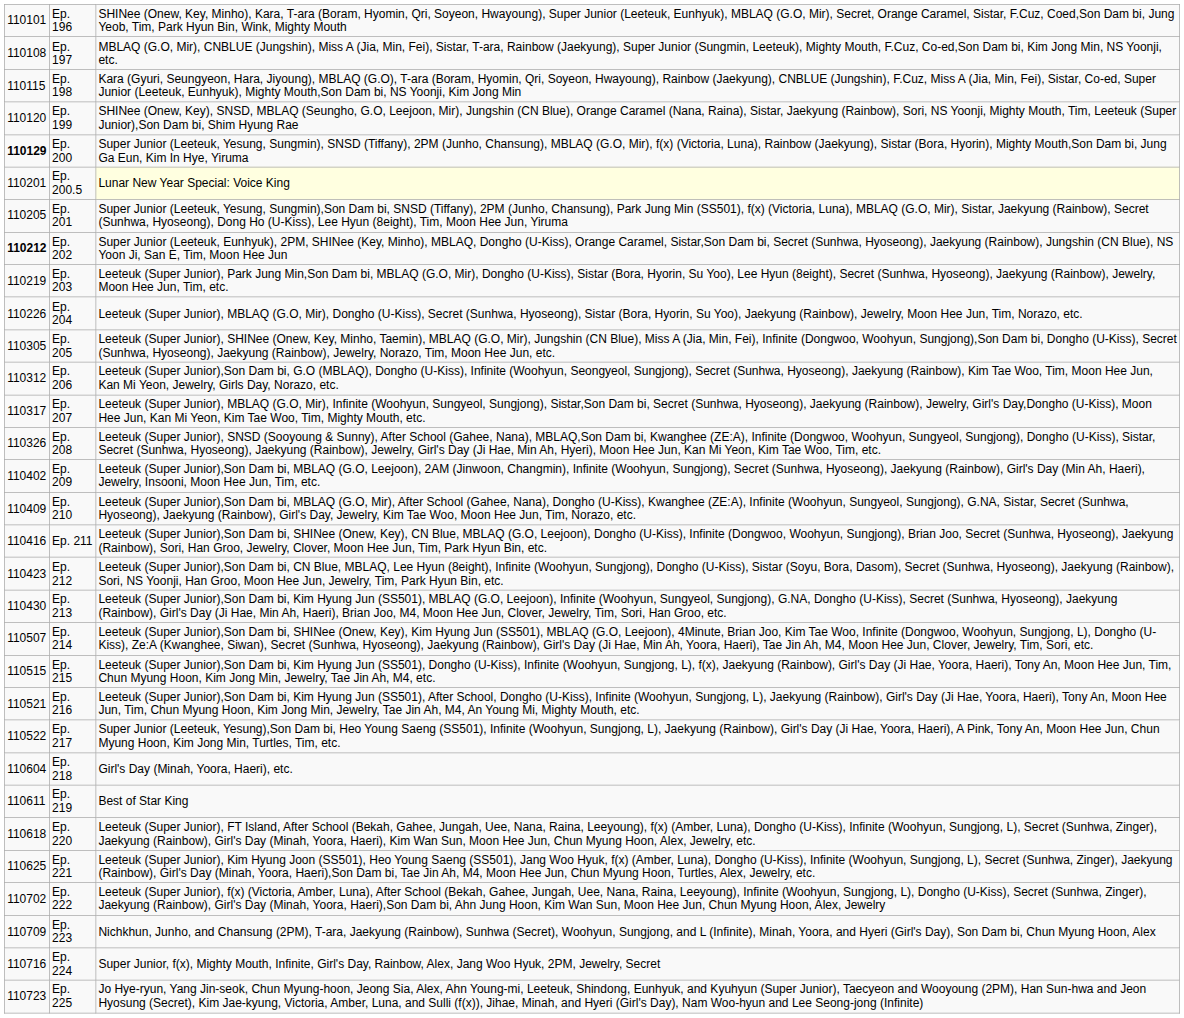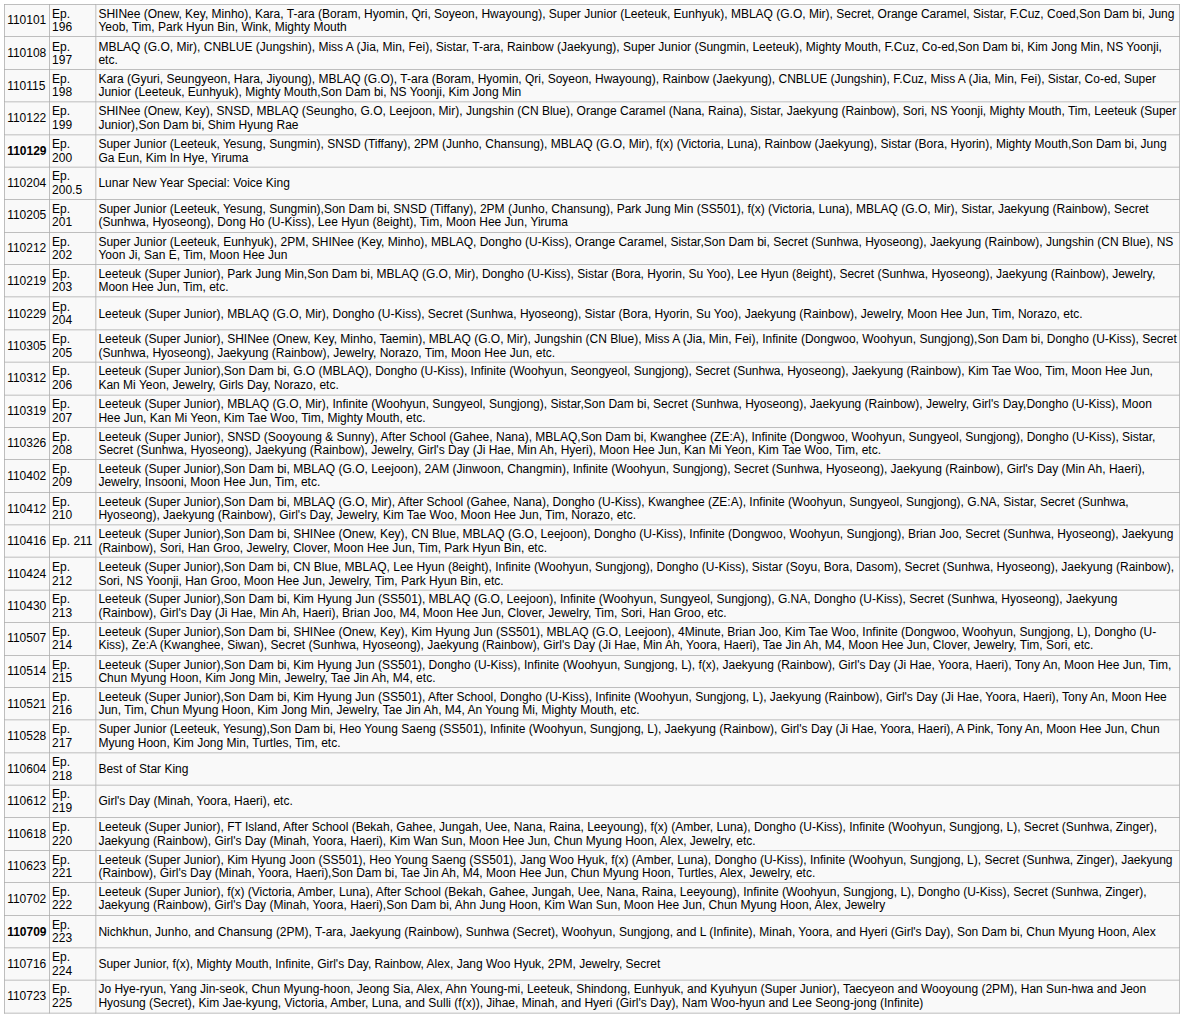(27, 118) 110120 -> (27, 118) 110122
(27, 183) 110201 -> (27, 183) 110204
(194, 183) lightyellow background -> (194, 183) no background
(27, 248) bold -> (27, 248) normal
(27, 313) 110226 -> (27, 313) 110229
(27, 411) 110317 -> (27, 411) 110319
(27, 508) 110409 -> (27, 508) 110412
(27, 573) 110423 -> (27, 573) 110424
(27, 671) 110515 -> (27, 671) 110514
(27, 736) 110522 -> (27, 736) 110528
(196, 768) Girl's Day (Minah, Yoora, Haeri), etc. -> (143, 768) Best of Star King
(26, 801) 110611 -> (27, 801) 110612
(143, 801) Best of Star King -> (196, 801) Girl's Day (Minah, Yoora, Haeri), etc.
(27, 866) 110625 -> (27, 866) 110623
(27, 931) normal -> (27, 931) bold
